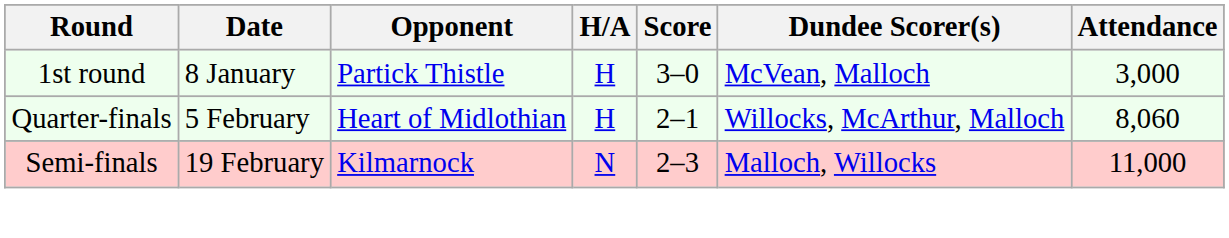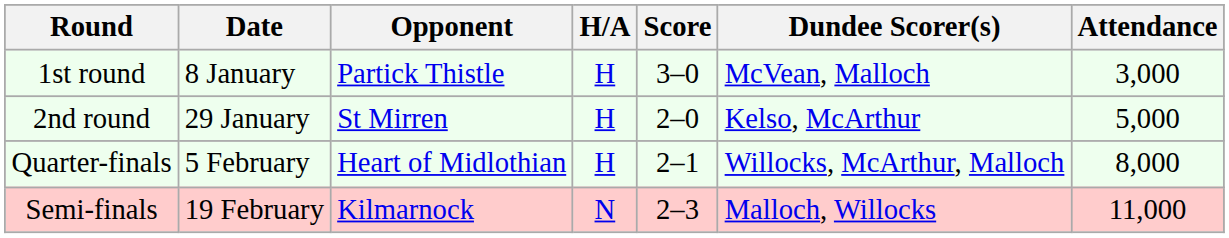+ row: (92, 118)
(1148, 118) 8,060 -> (1148, 163) 8,000
